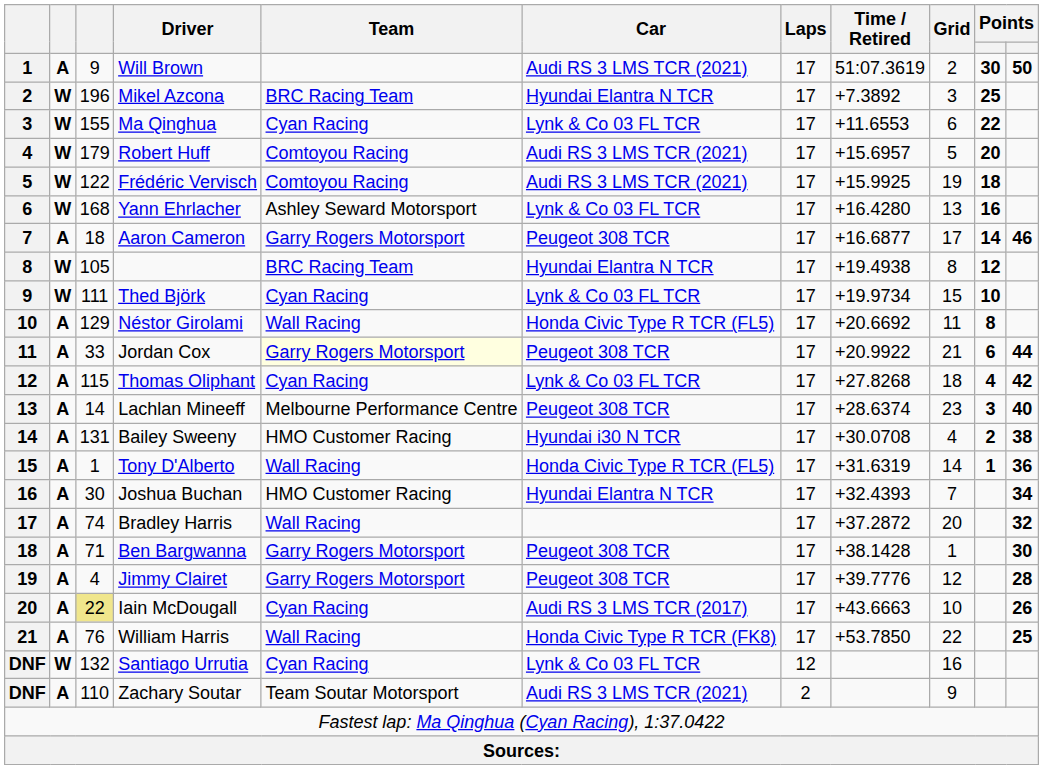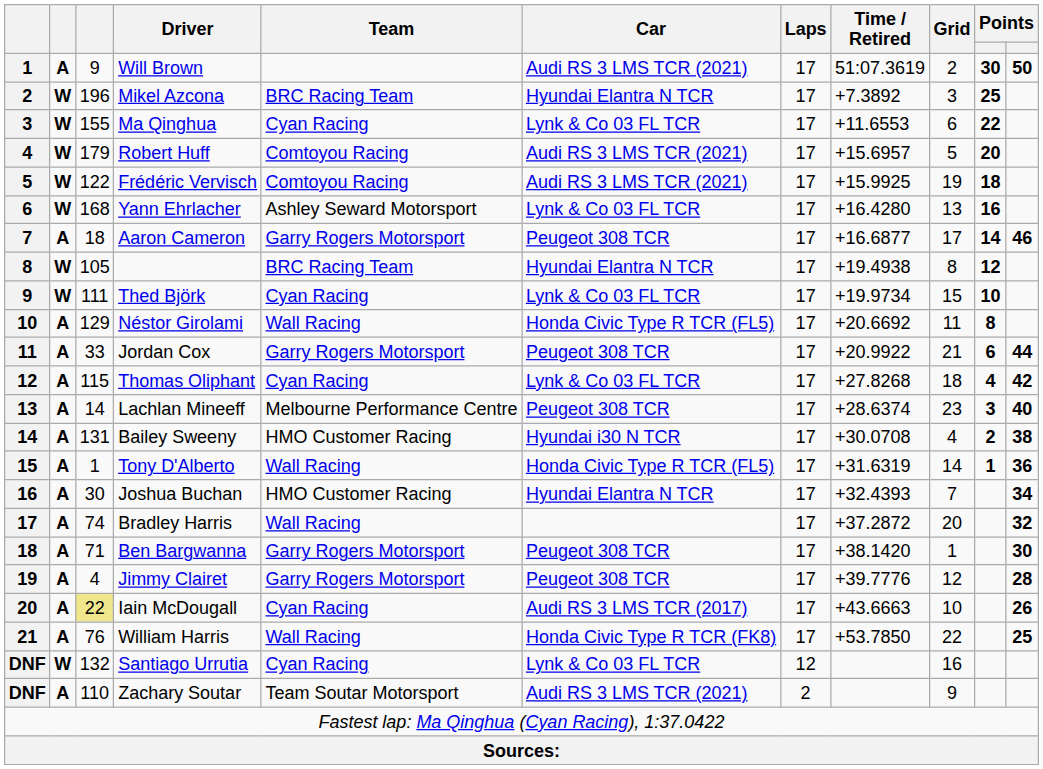(365, 352) lightyellow background -> (365, 352) no background
(873, 551) +38.1428 -> (873, 551) +38.1420
